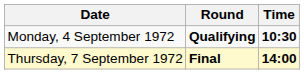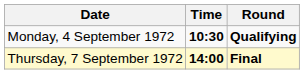columns swapped: (279, 15) <-> (222, 15)
